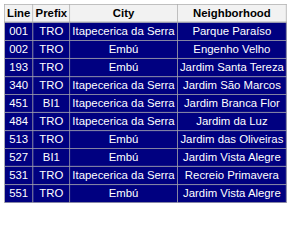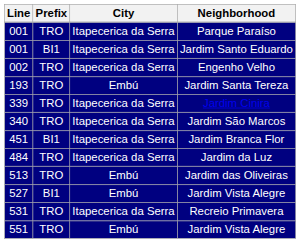+ row: (19, 49)
(124, 49) Embú -> (124, 67) Itapecerica da Serra
+ row: (19, 103)
